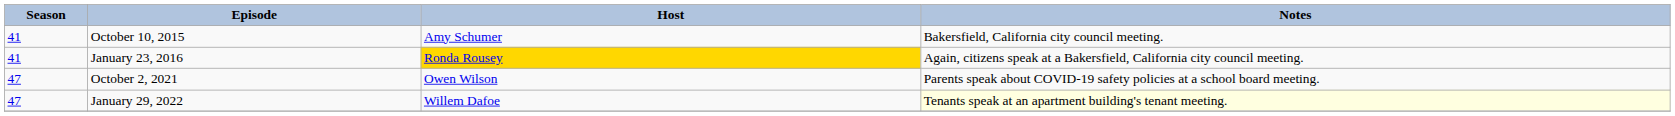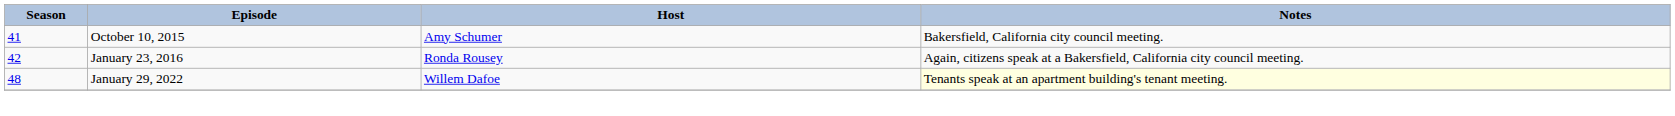(14, 57) 41 -> (14, 57) 42
(463, 57) gold background -> (463, 57) no background
- row: (134, 79)
(14, 100) 47 -> (14, 79) 48
